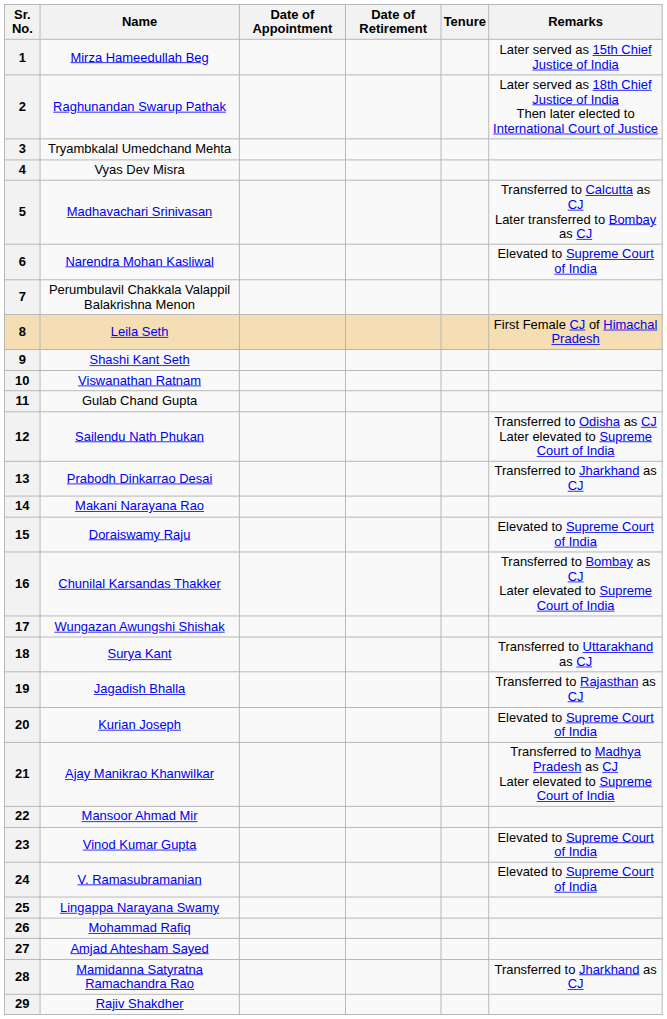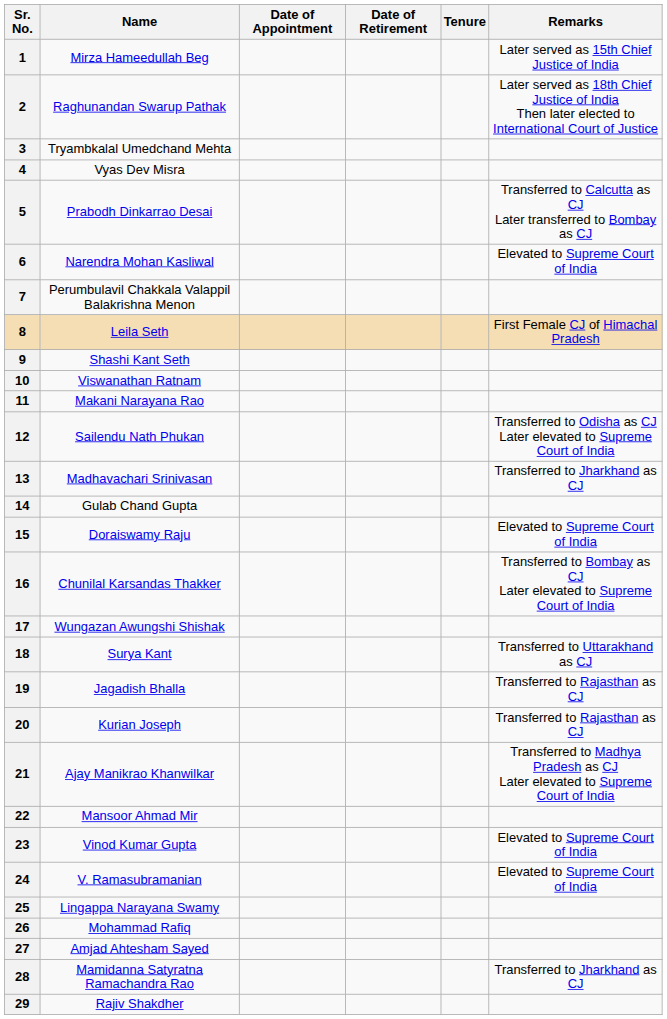(140, 212) Madhavachari Srinivasan -> (140, 212) Prabodh Dinkarrao Desai
(140, 401) Gulab Chand Gupta -> (140, 401) Makani Narayana Rao
(140, 478) Prabodh Dinkarrao Desai -> (140, 478) Madhavachari Srinivasan
(140, 506) Makani Narayana Rao -> (140, 506) Gulab Chand Gupta
(576, 724) Elevated to Supreme Court of India -> (576, 724) Transferred to Rajasthan as CJ
